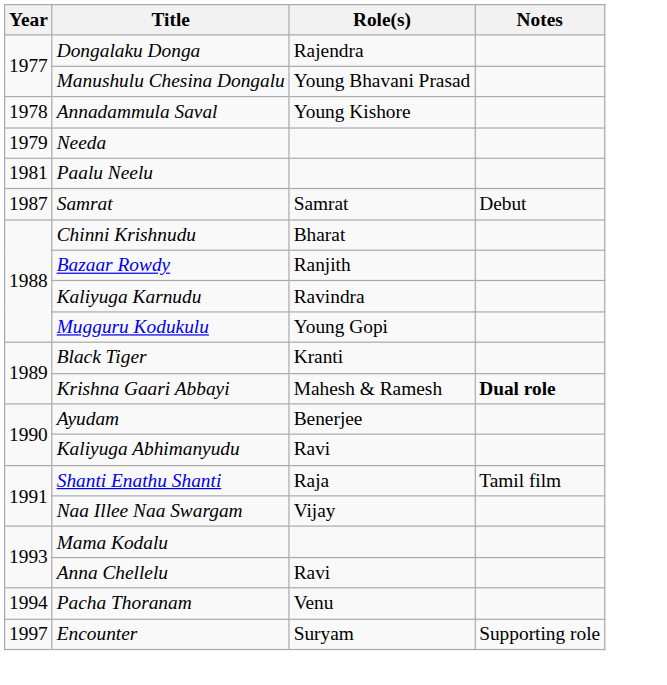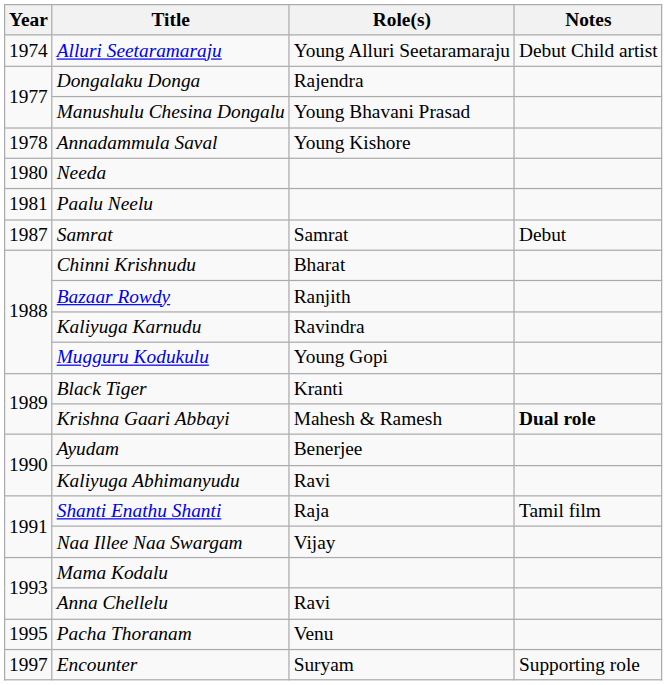+ row: (139, 50)
(28, 142) 1979 -> (28, 173) 1980
(28, 603) 1994 -> (28, 633) 1995
